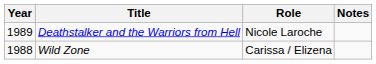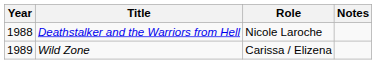(20, 31) 1989 -> (20, 31) 1988
(20, 50) 1988 -> (20, 50) 1989
